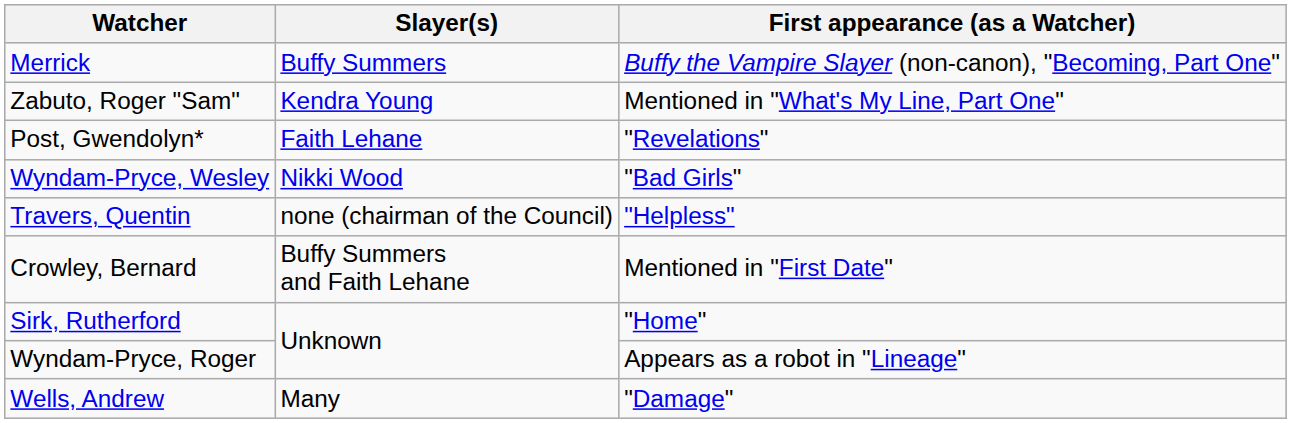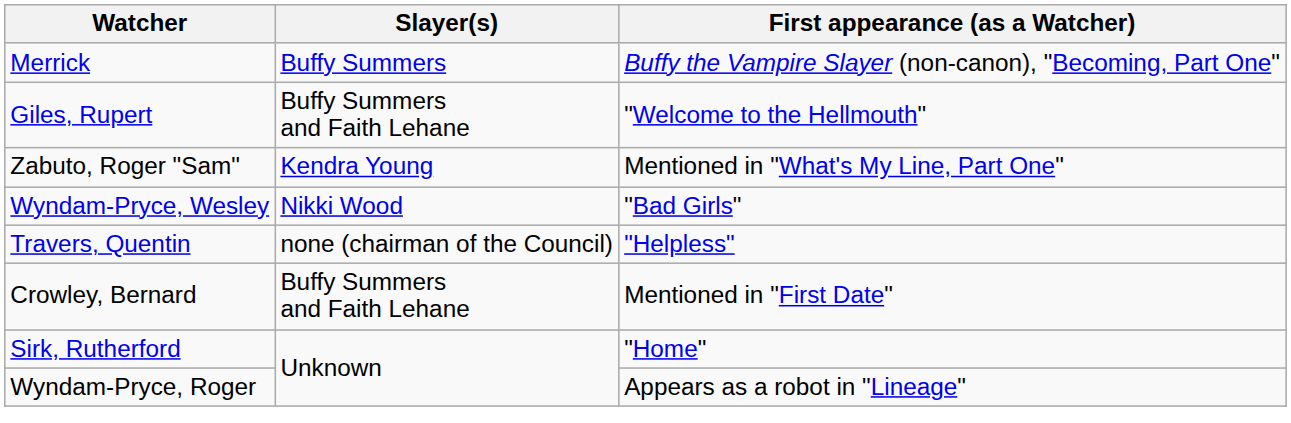+ row: (81, 114)
- row: (107, 139)
- row: (87, 398)
